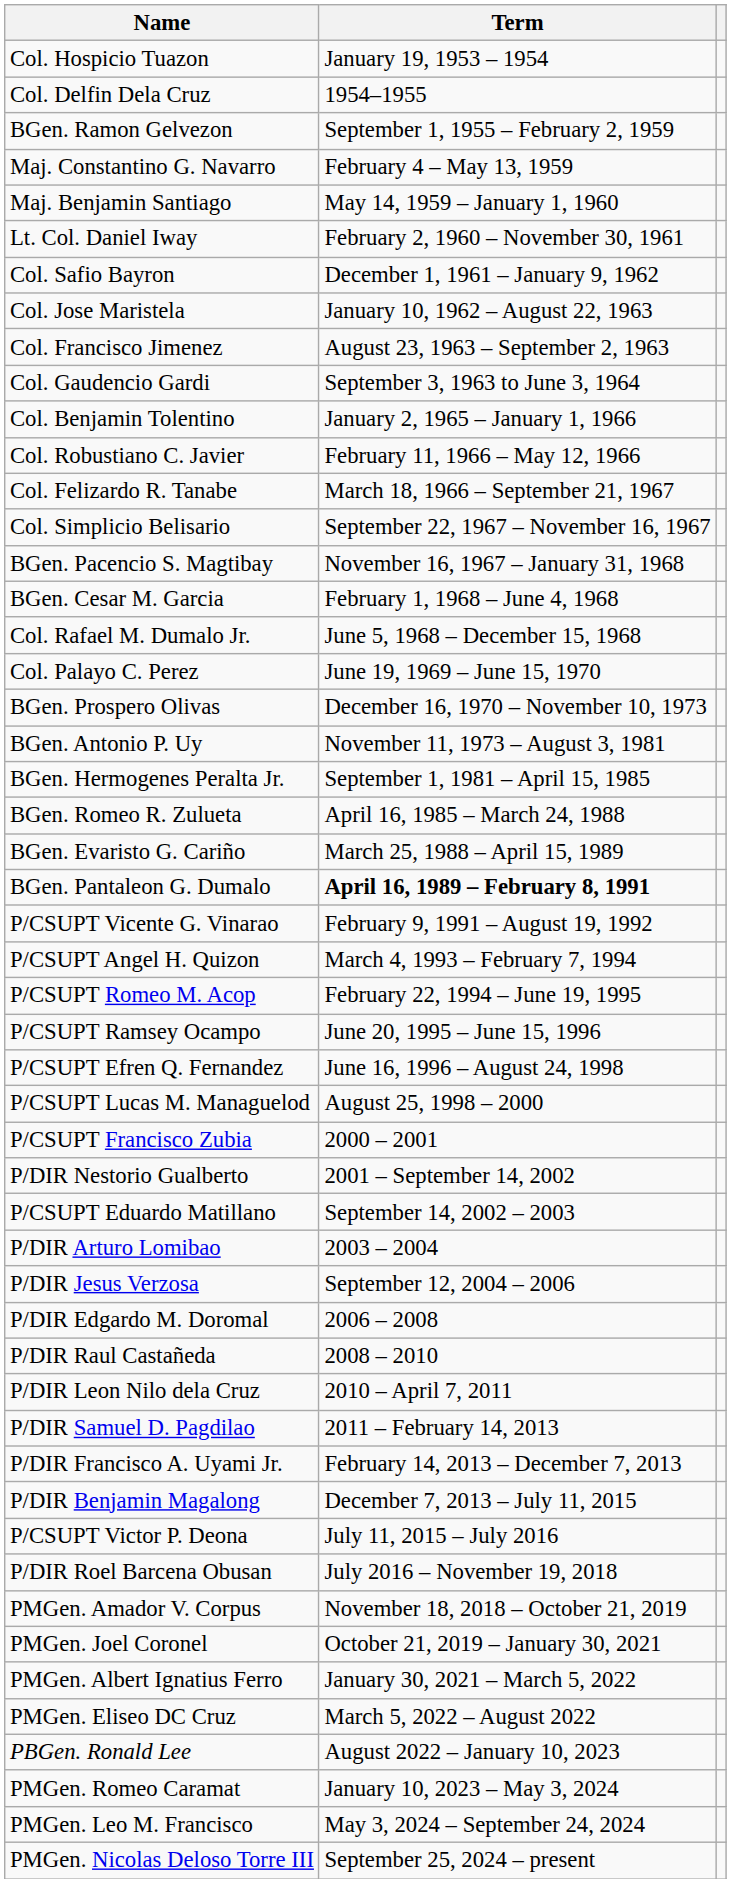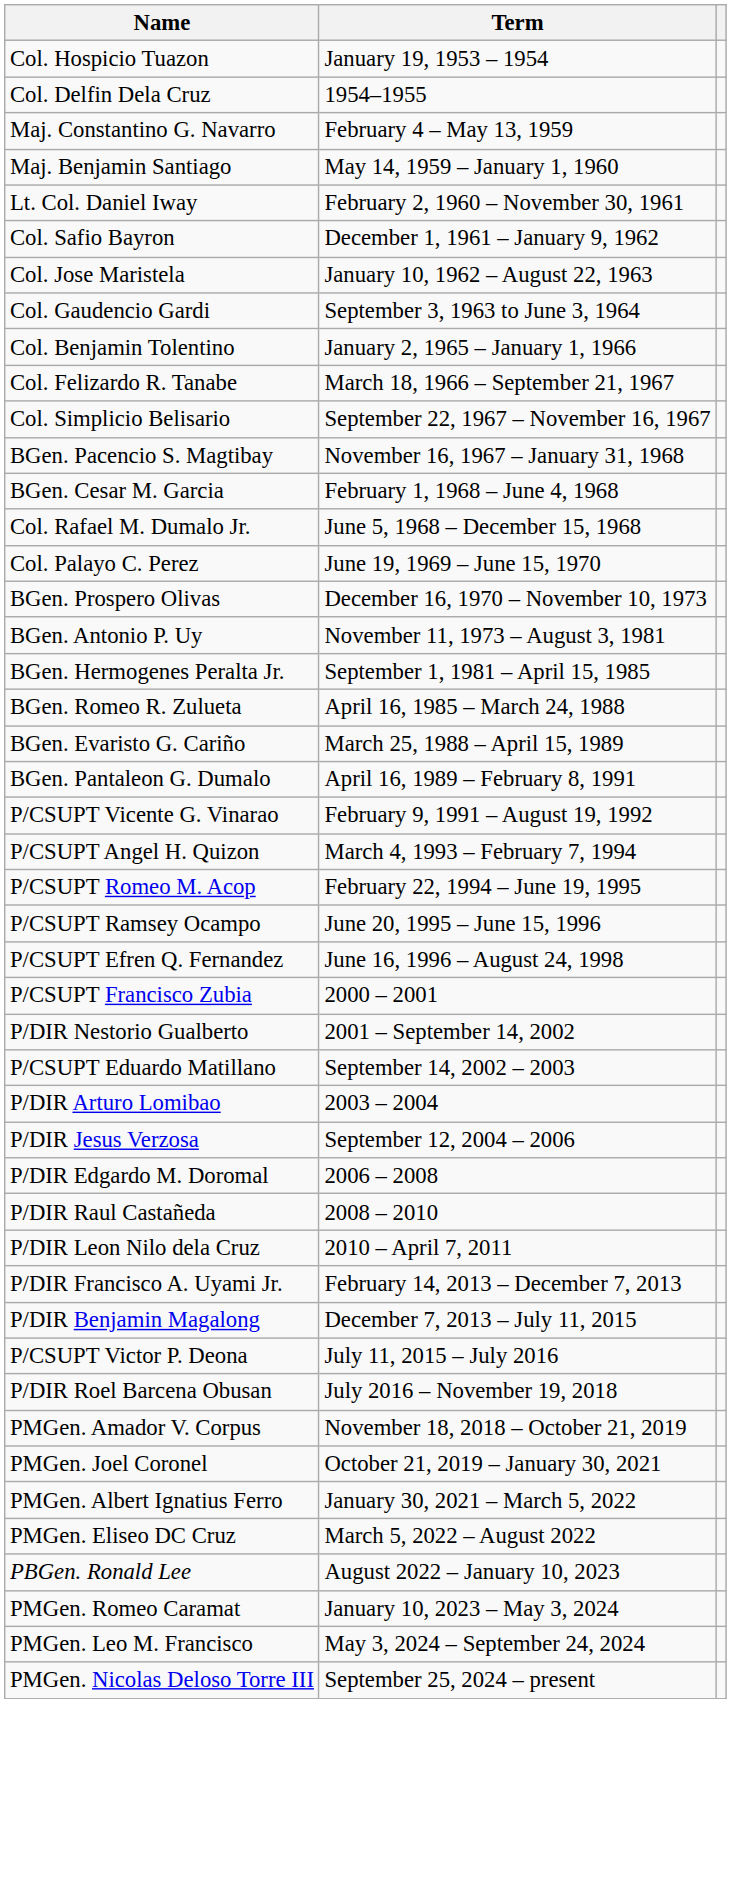- row: (121, 130)
- row: (116, 346)
- row: (127, 454)
(487, 887) bold -> (480, 779) normal
- row: (160, 1103)
- row: (132, 1427)
